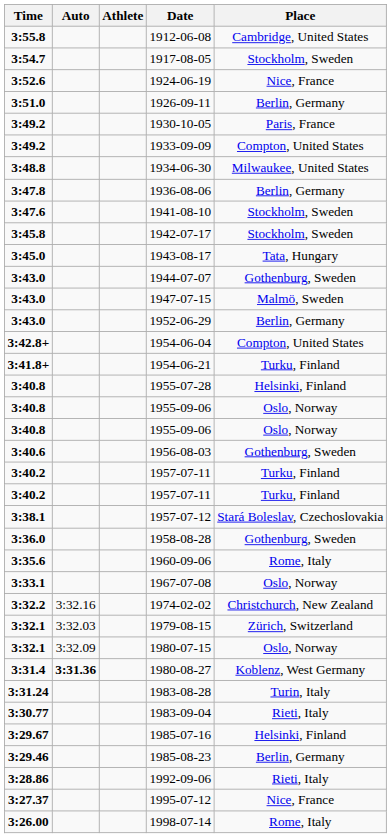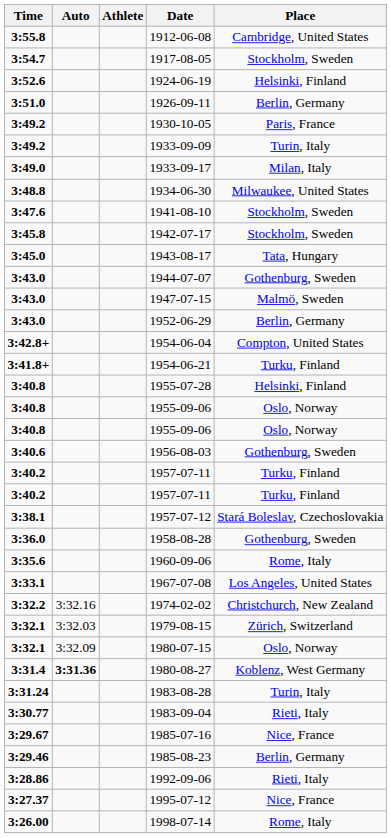(300, 81) Nice, France -> (300, 81) Helsinki, Finland
(300, 146) Compton, United States -> (300, 146) Turin, Italy
+ row: (28, 168)
- row: (28, 190)
(300, 582) Oslo, Norway -> (300, 582) Los Angeles, United States
(300, 735) Helsinki, Finland -> (300, 735) Nice, France
